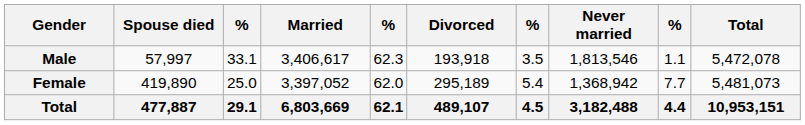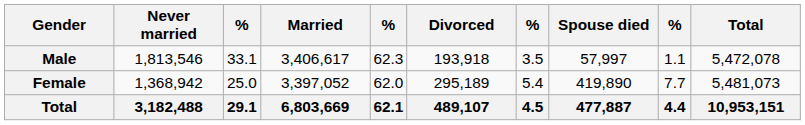columns swapped: (604, 25) <-> (169, 25)
